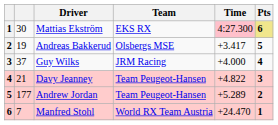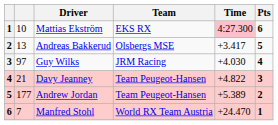(21, 29) 30 -> (21, 29) 10
(260, 29) khaki background -> (260, 29) no background
(21, 46) 19 -> (21, 46) 13
(21, 62) 37 -> (21, 62) 97
(231, 62) +4.000 -> (231, 62) +4.030
(231, 95) +5.289 -> (231, 95) +5.389
